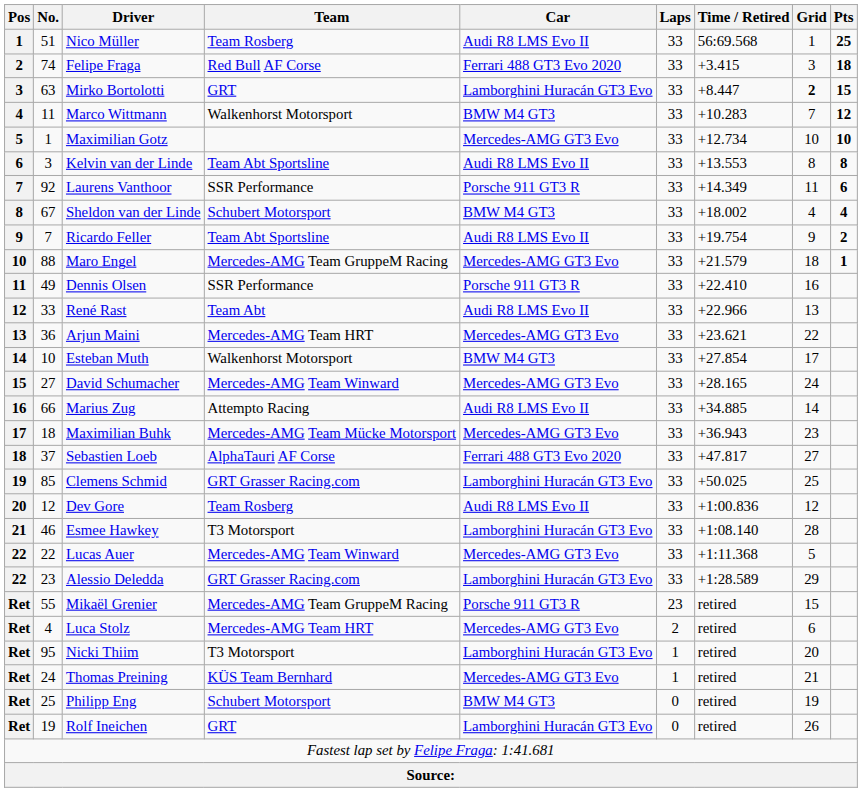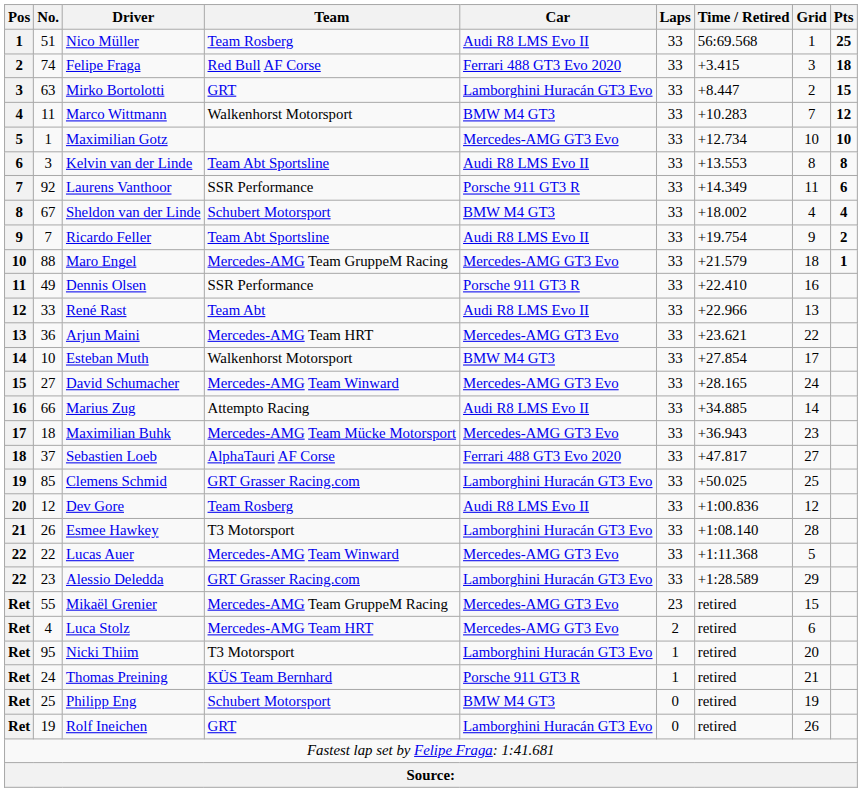(812, 90) bold -> (812, 90) normal
(48, 530) 46 -> (48, 530) 26
(521, 604) Porsche 911 GT3 R -> (541, 604) Mercedes-AMG GT3 Evo
(541, 677) Mercedes-AMG GT3 Evo -> (521, 677) Porsche 911 GT3 R
